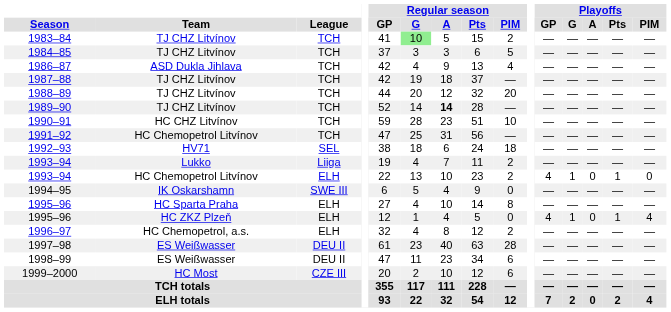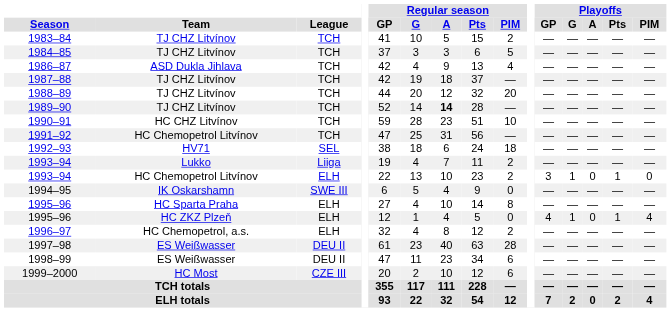(416, 38) lightgreen background -> (416, 38) no background
(548, 176) 4 -> (548, 176) 3
